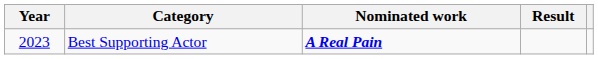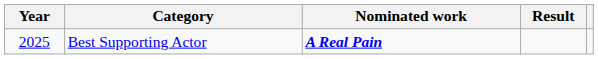(34, 41) 2023 -> (34, 41) 2025
